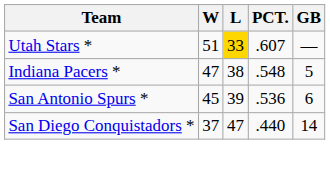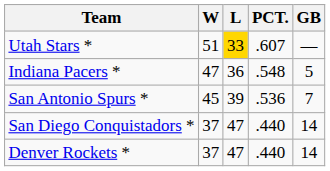(236, 71) 38 -> (236, 71) 36
(309, 98) 6 -> (309, 98) 7
+ row: (69, 152)
